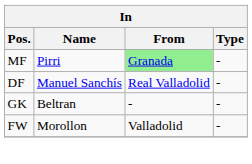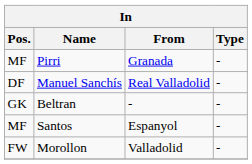(151, 60) lightgreen background -> (151, 60) no background
+ row: (55, 125)
